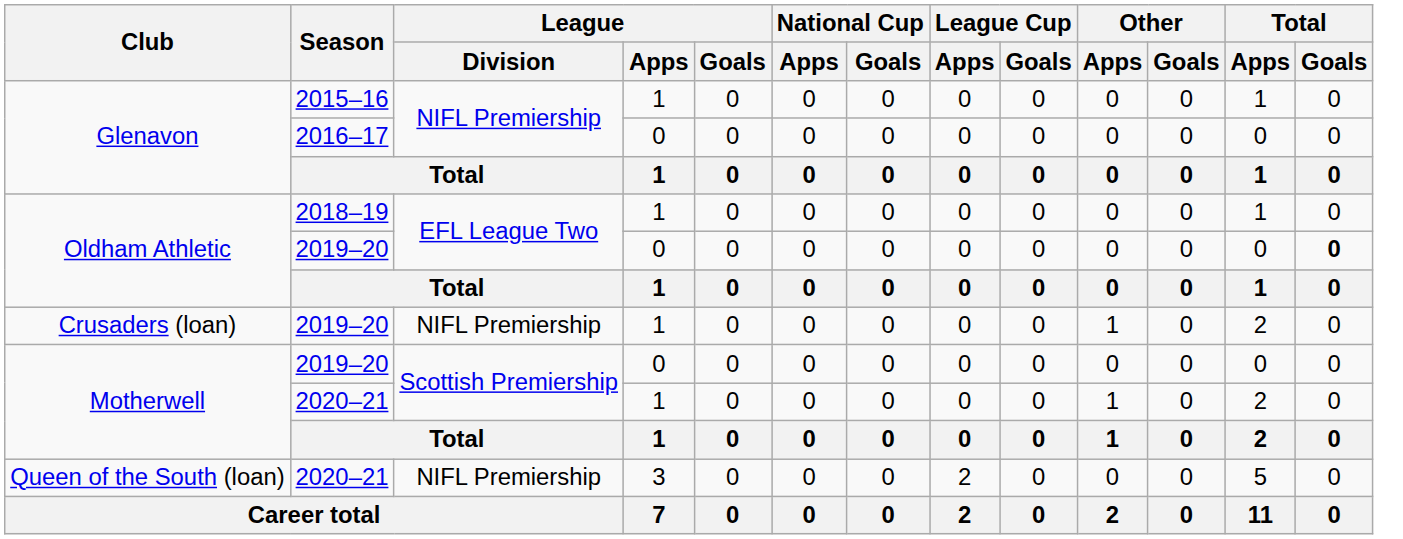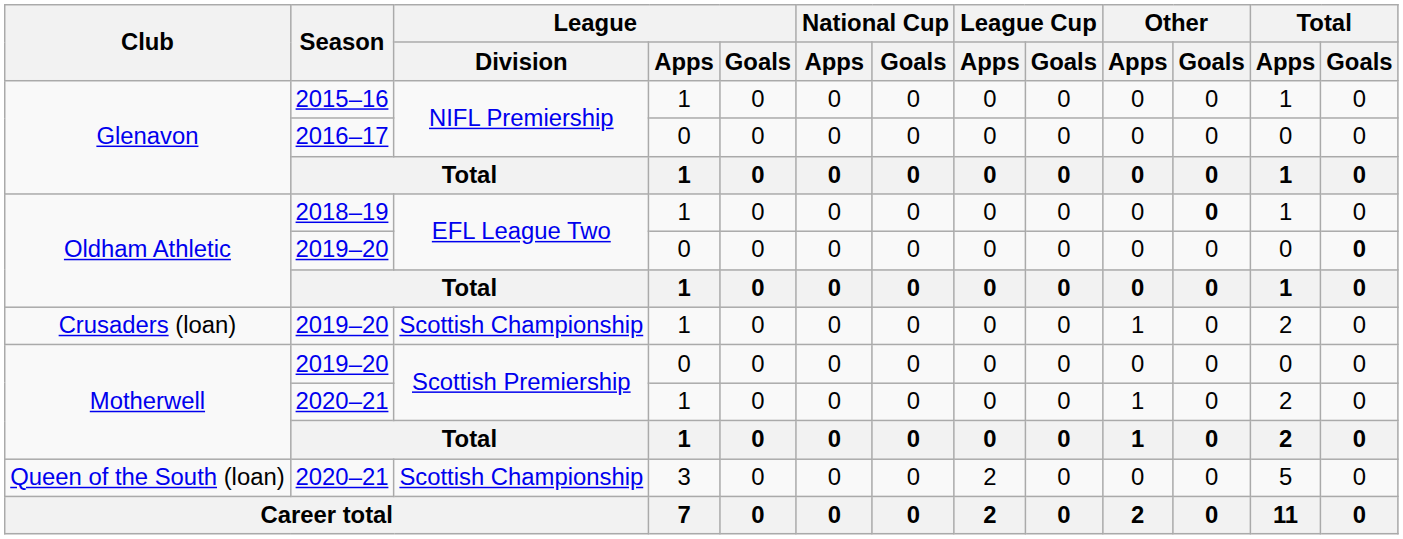(1186, 212) normal -> (1212, 212) bold
(509, 325) NIFL Premiership -> (521, 325) Scottish Championship
(509, 477) NIFL Premiership -> (521, 477) Scottish Championship
